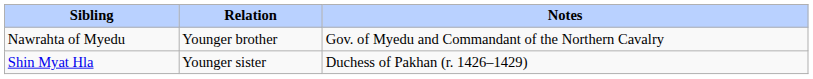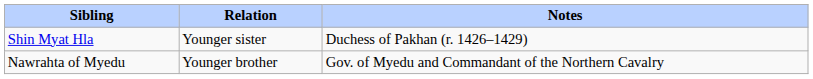rows swapped: (66, 39) <-> (51, 62)
